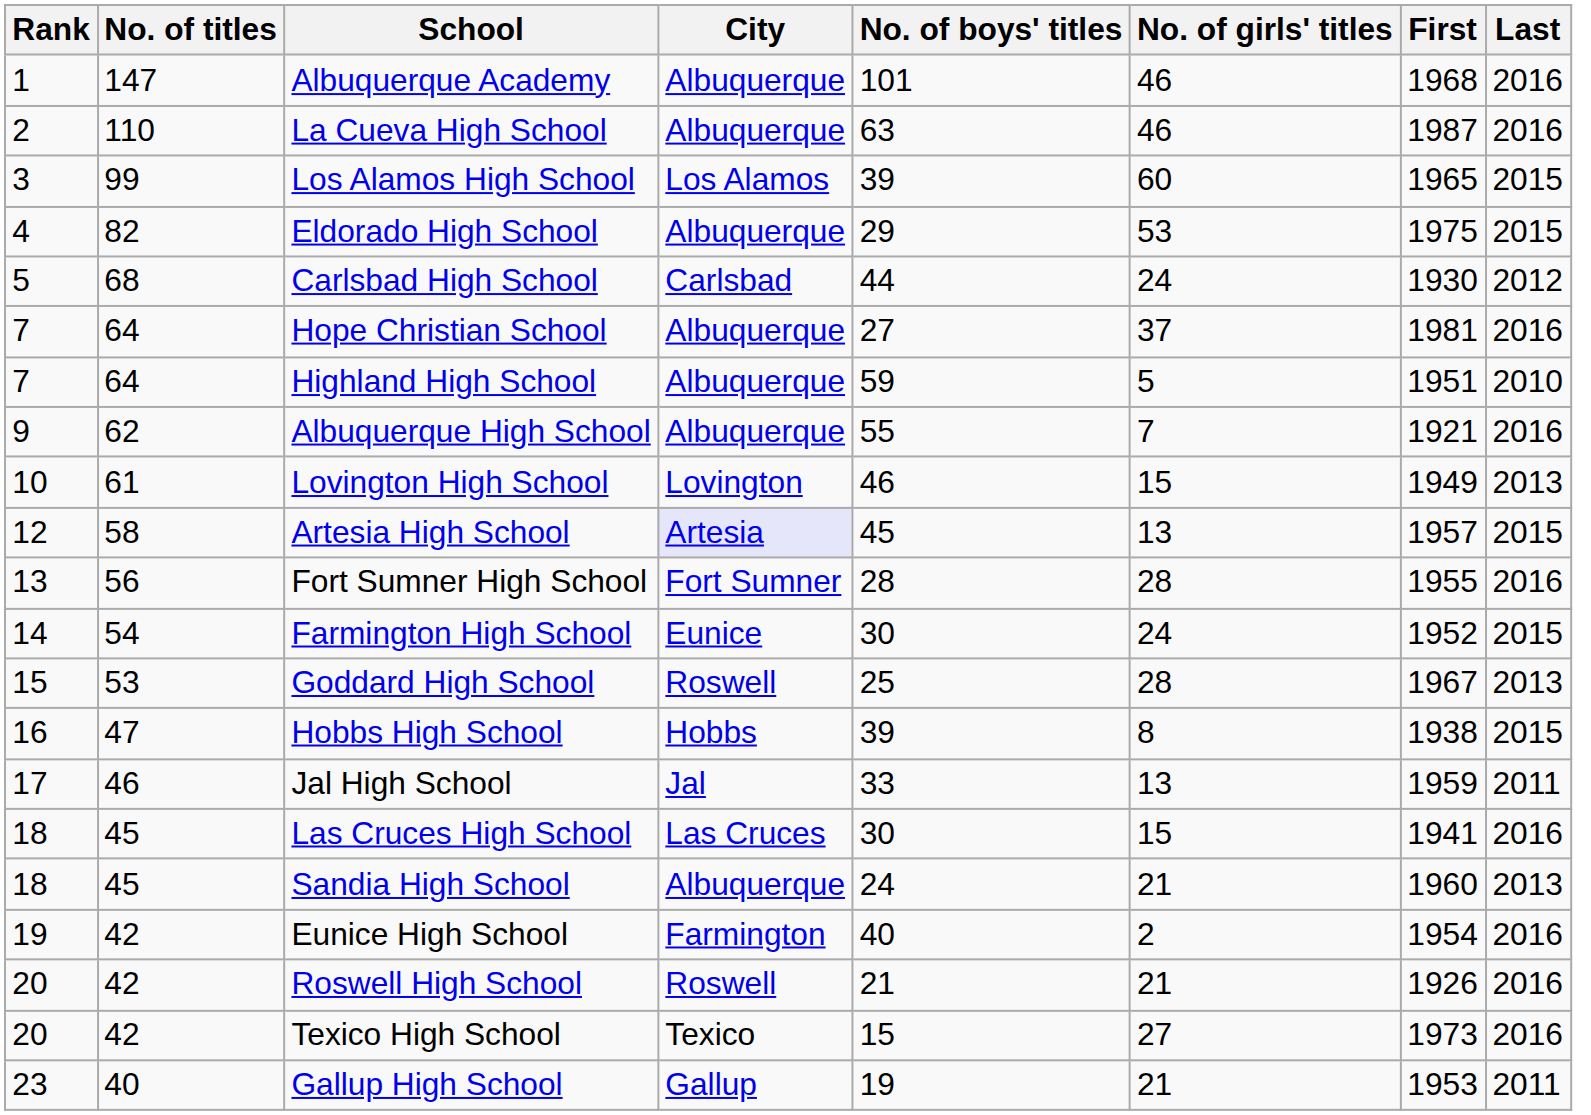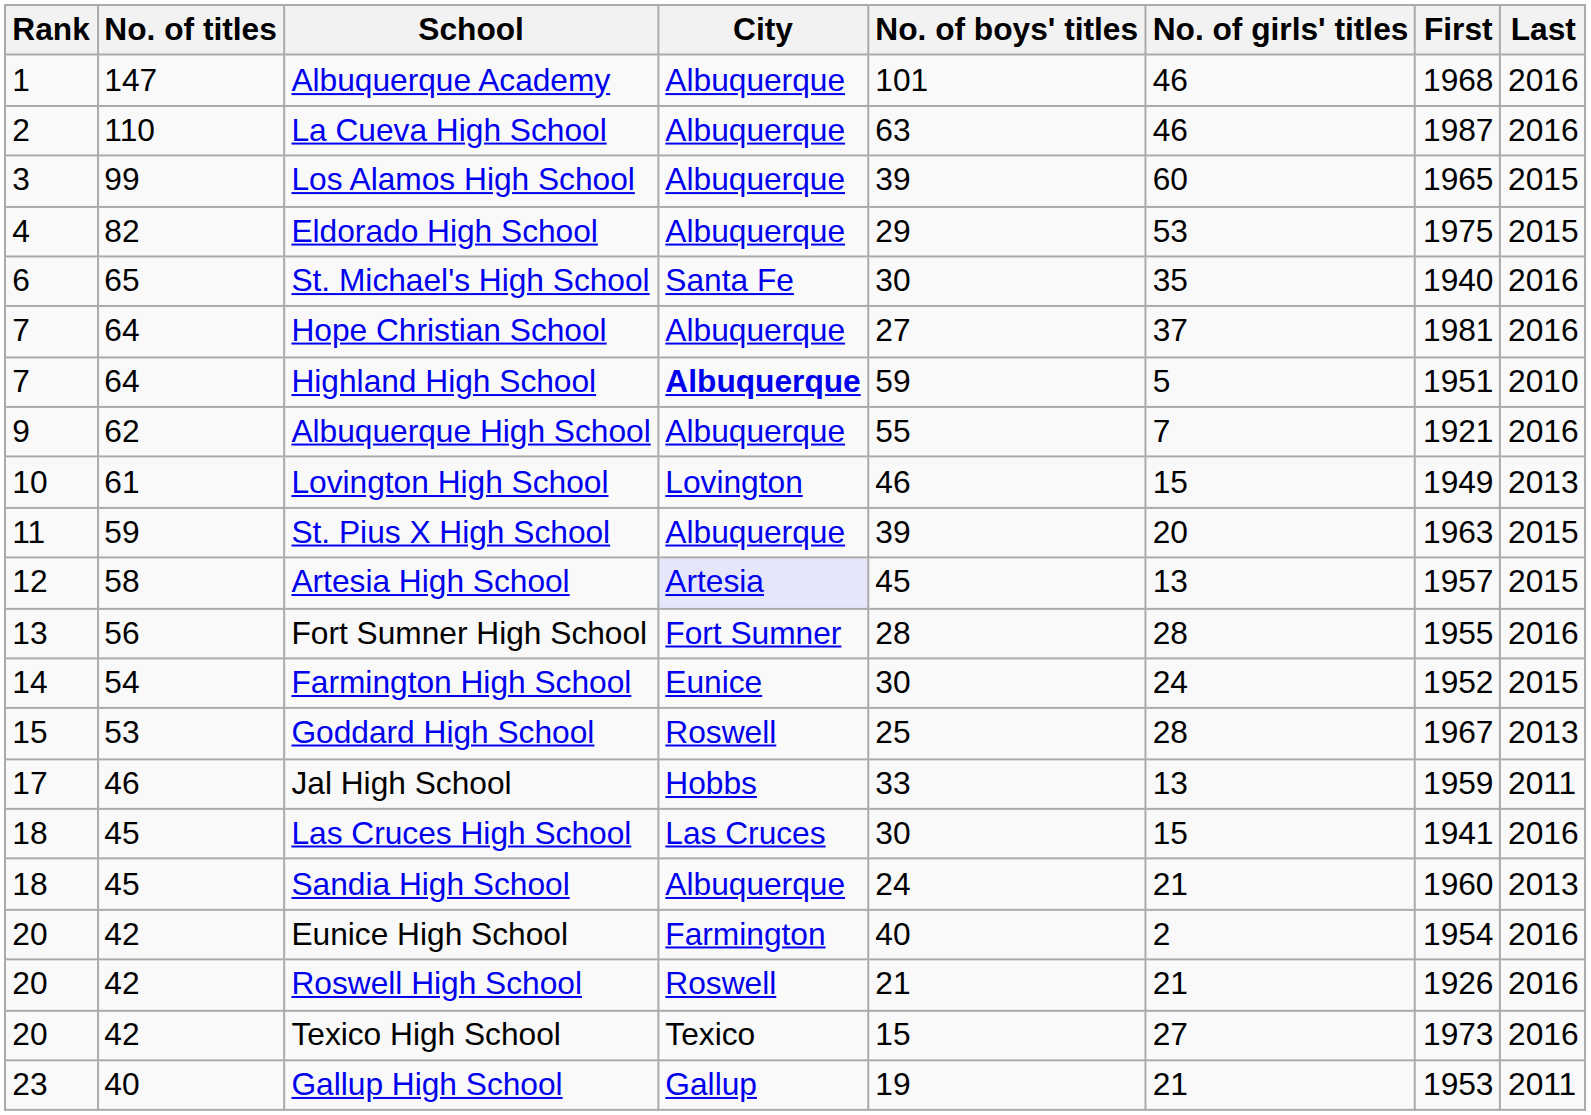(747, 180) Los Alamos -> (755, 180) Albuquerque
- row: (445, 280)
+ row: (471, 280)
(755, 381) normal -> (763, 381) bold
+ row: (451, 532)
- row: (427, 733)
(686, 783) Jal -> (711, 783) Hobbs
(30, 933) 19 -> (30, 933) 20
